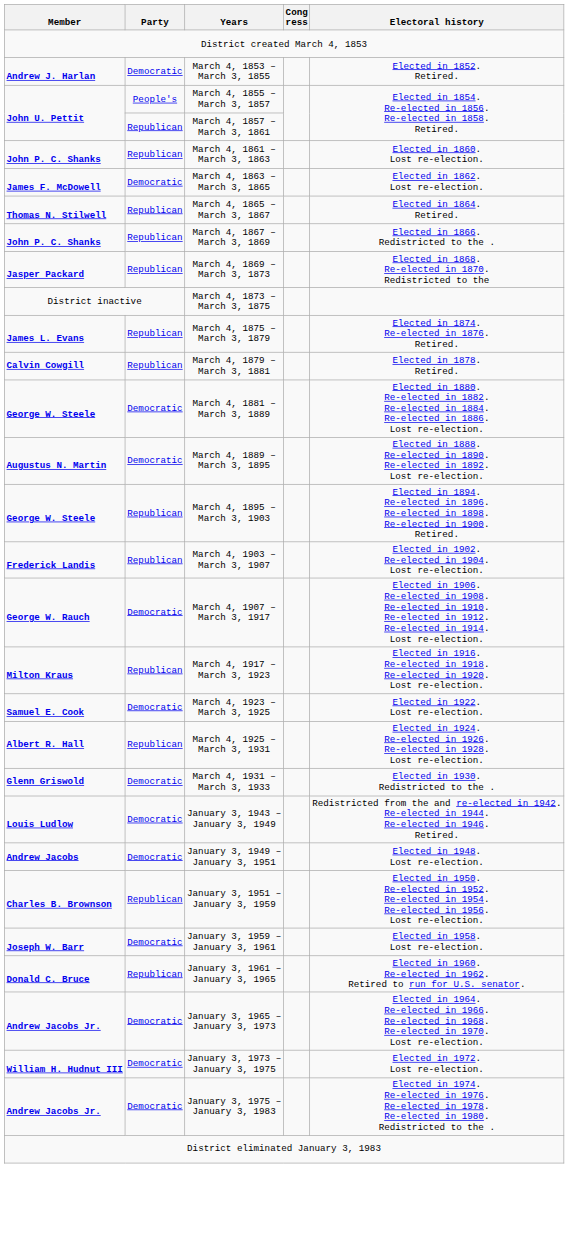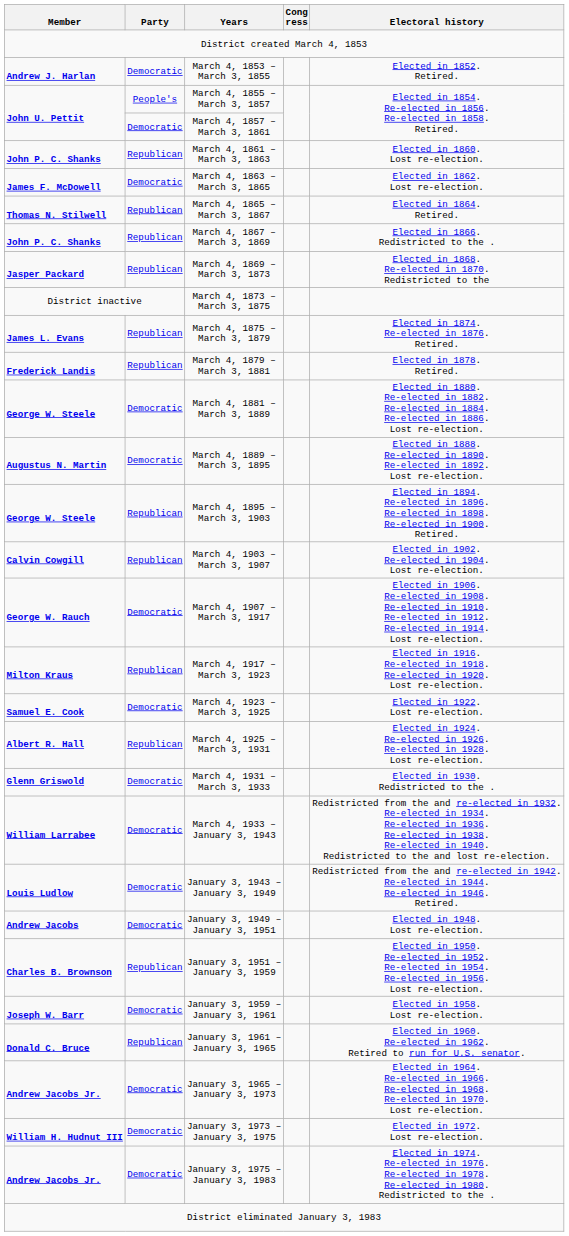(155, 127) Republican -> (155, 127) Democratic
(45, 366) Calvin Cowgill -> (51, 371) Frederick Landis
(51, 565) Frederick Landis -> (45, 560) Calvin Cowgill
+ row: (234, 830)
